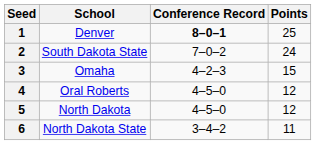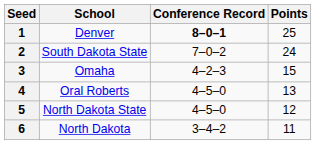(289, 91) 12 -> (289, 91) 13
(95, 110) North Dakota -> (95, 110) North Dakota State
(95, 129) North Dakota State -> (95, 129) North Dakota
